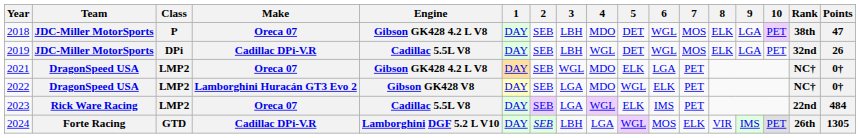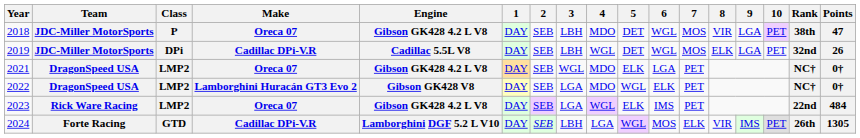(722, 31) ELK -> (722, 31) VIR
(431, 105) Cadillac 5.5L V8 -> (431, 105) Gibson GK428 4.2 L V8
